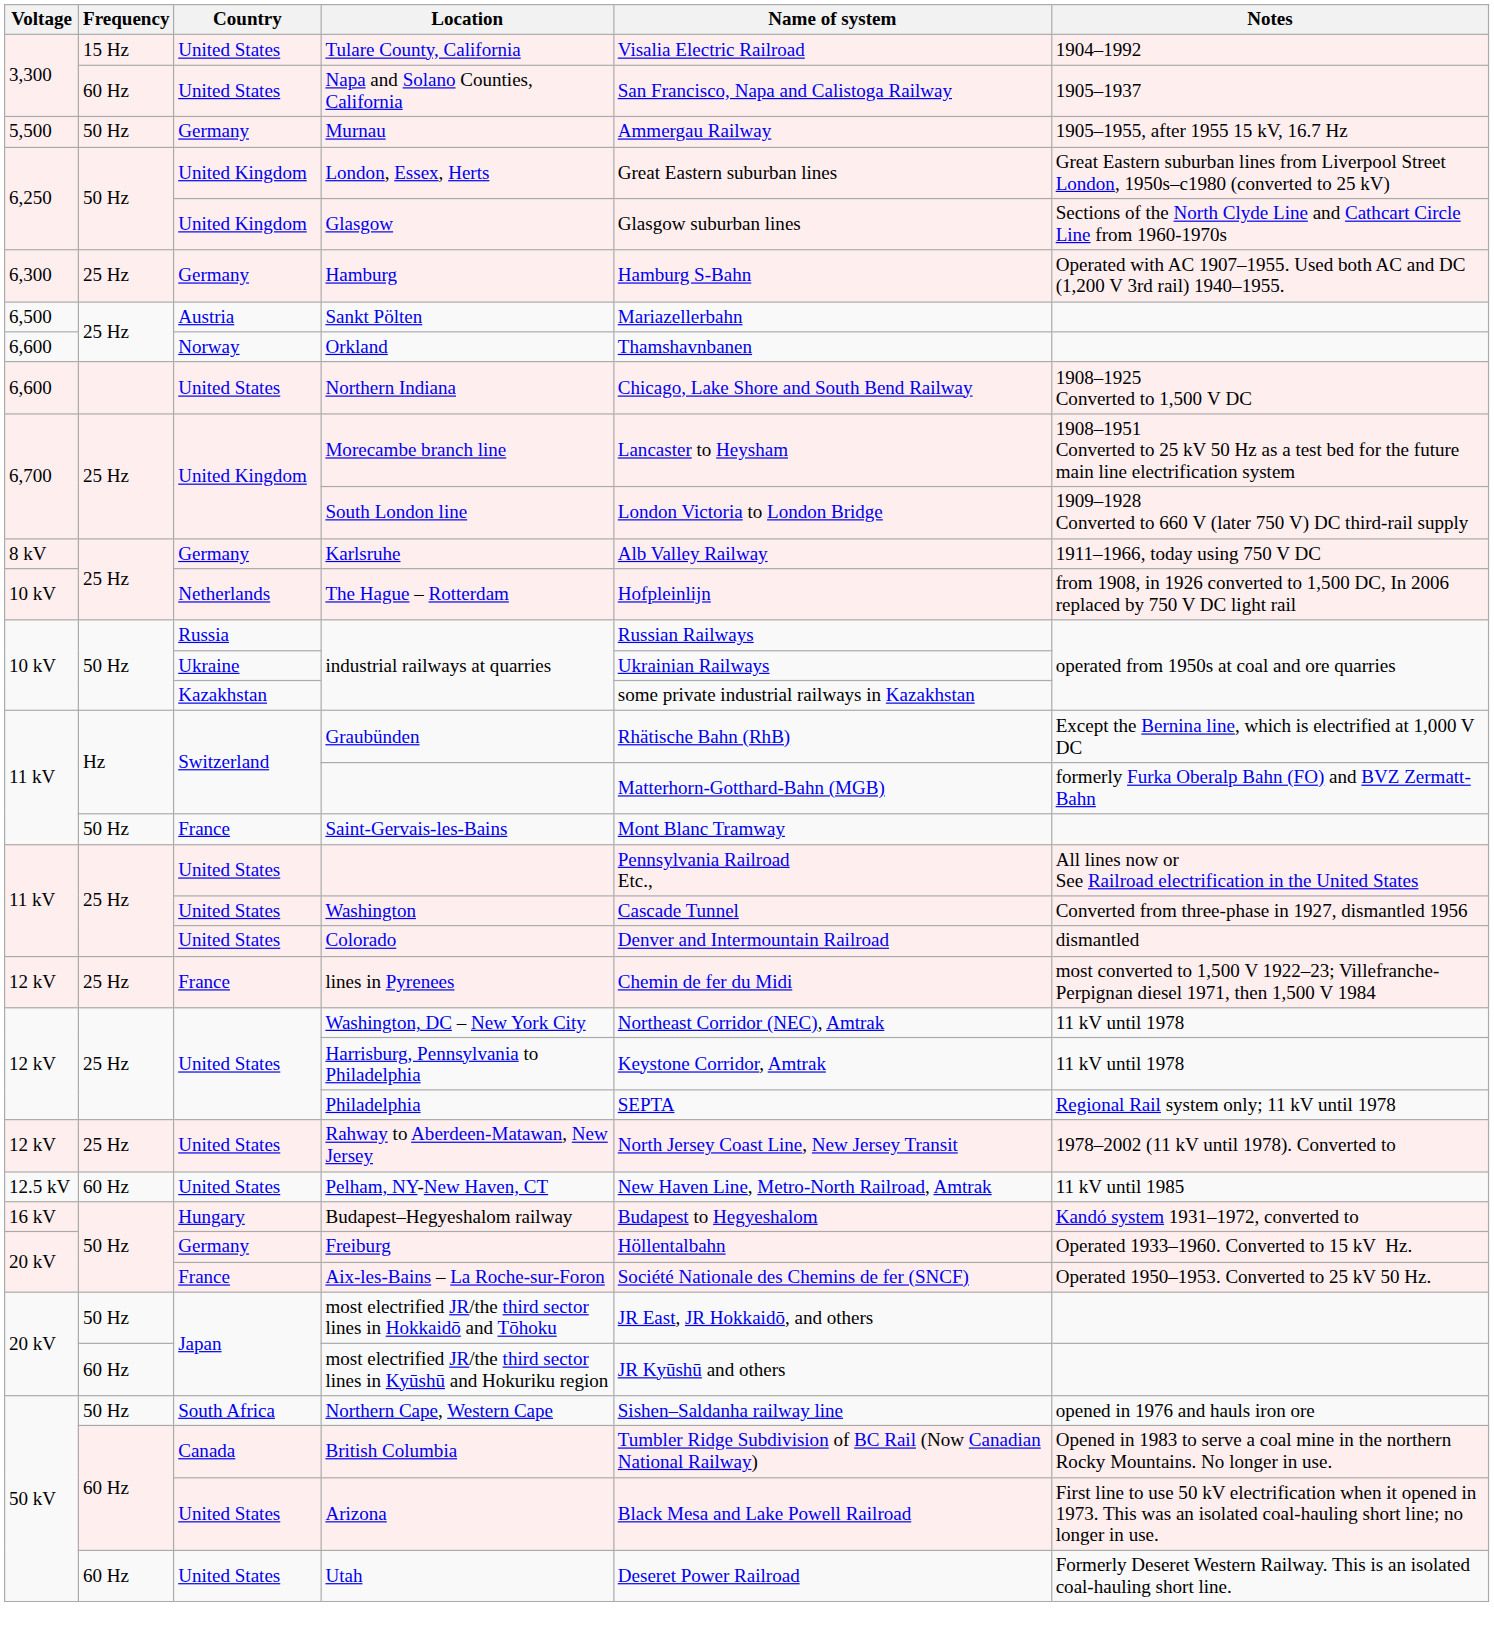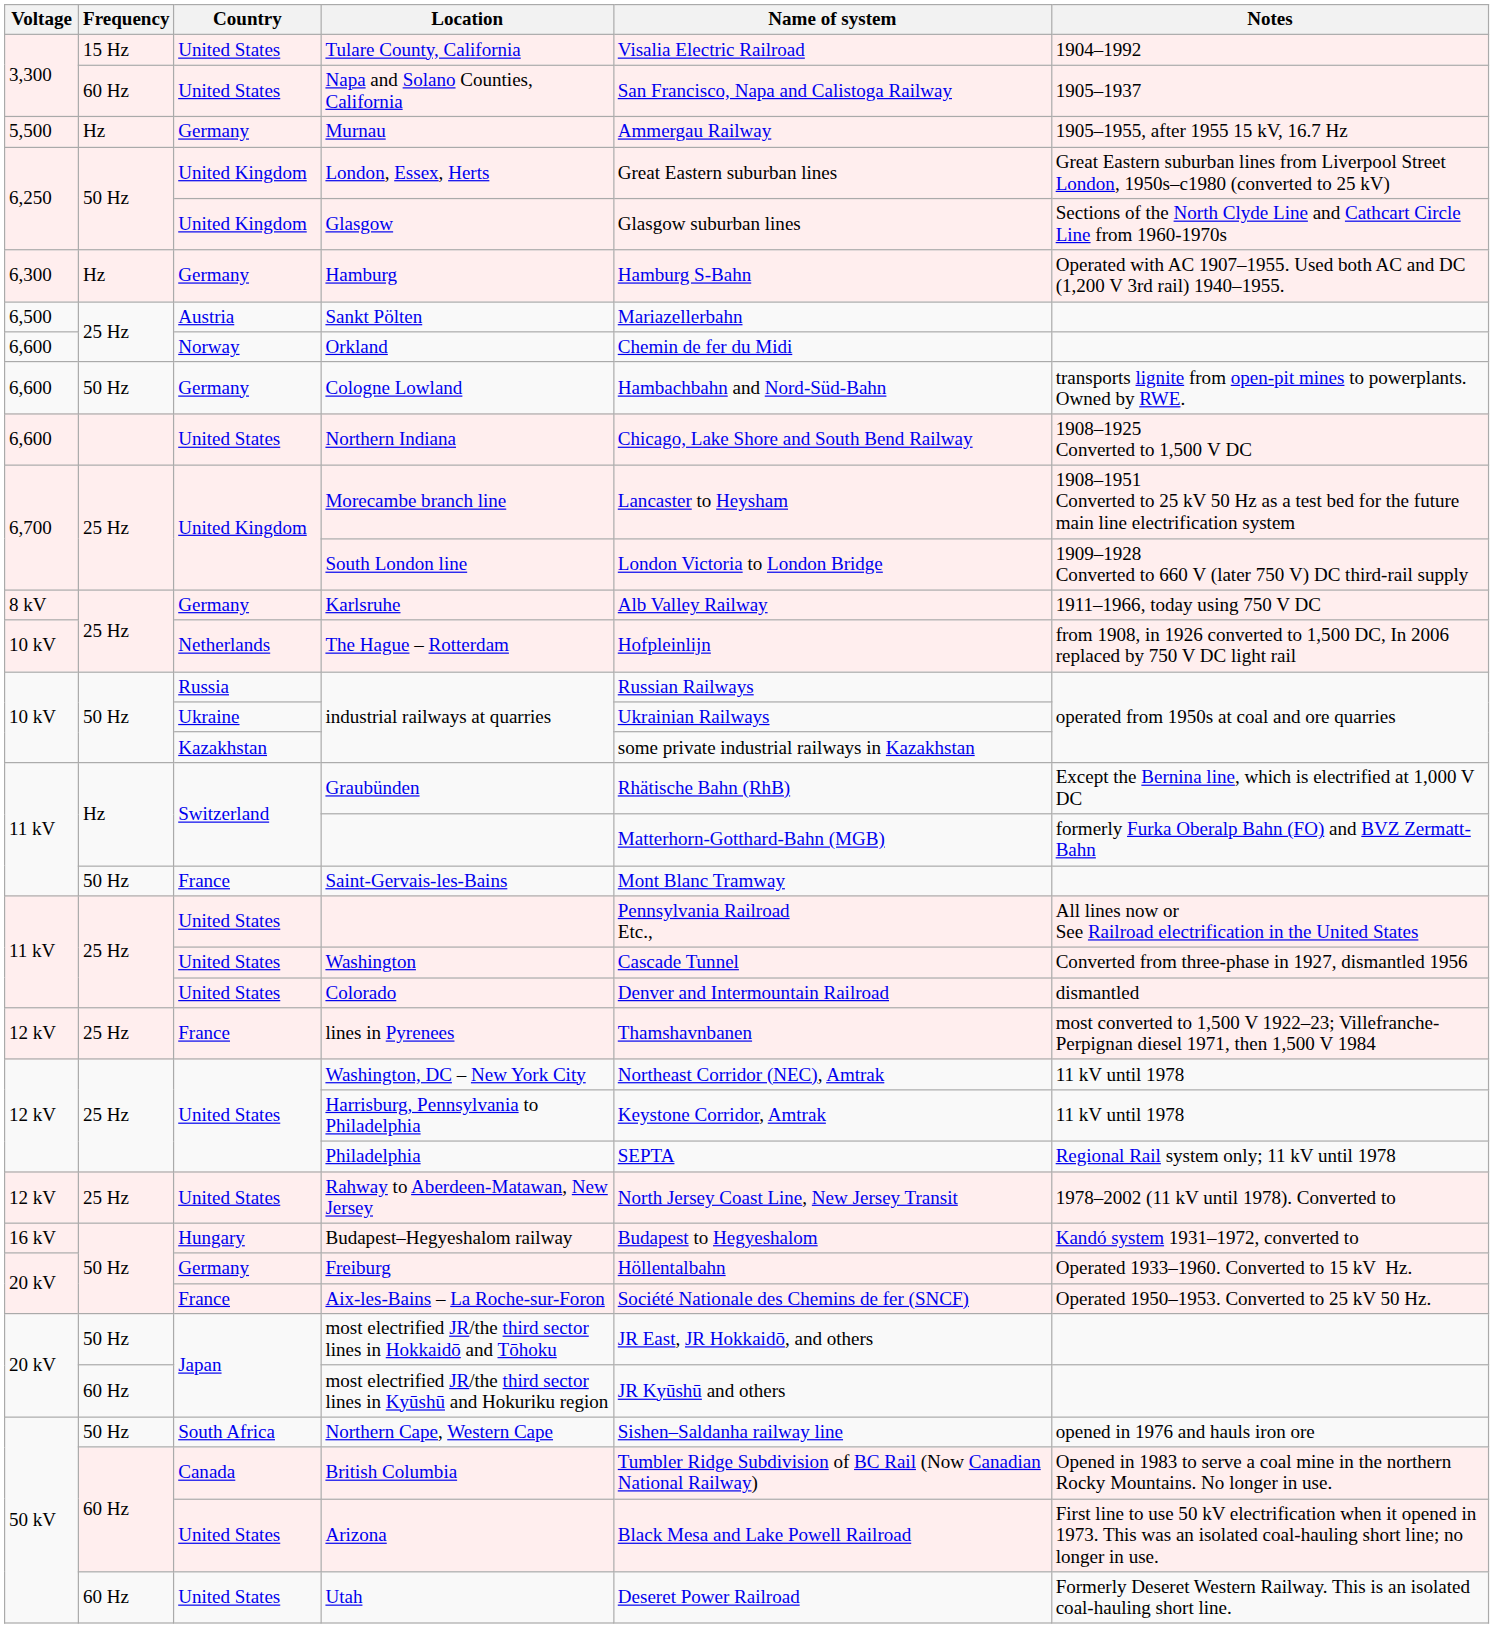(106, 131) 50 Hz -> (94, 131) Hz
(106, 275) 25 Hz -> (94, 275) Hz
(685, 346) Thamshavnbanen -> (705, 346) Chemin de fer du Midi
+ row: (214, 387)
(705, 981) Chemin de fer du Midi -> (685, 1033) Thamshavnbanen
- row: (229, 1186)
